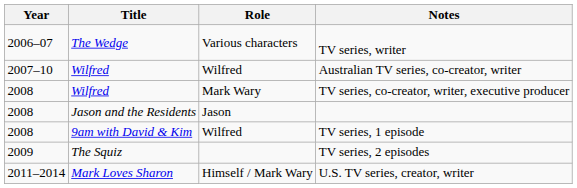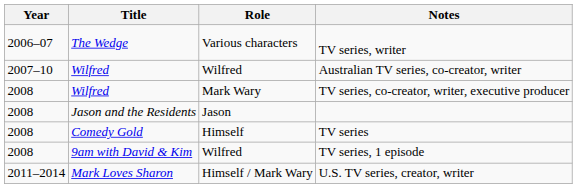+ row: (344, 132)
- row: (374, 152)
